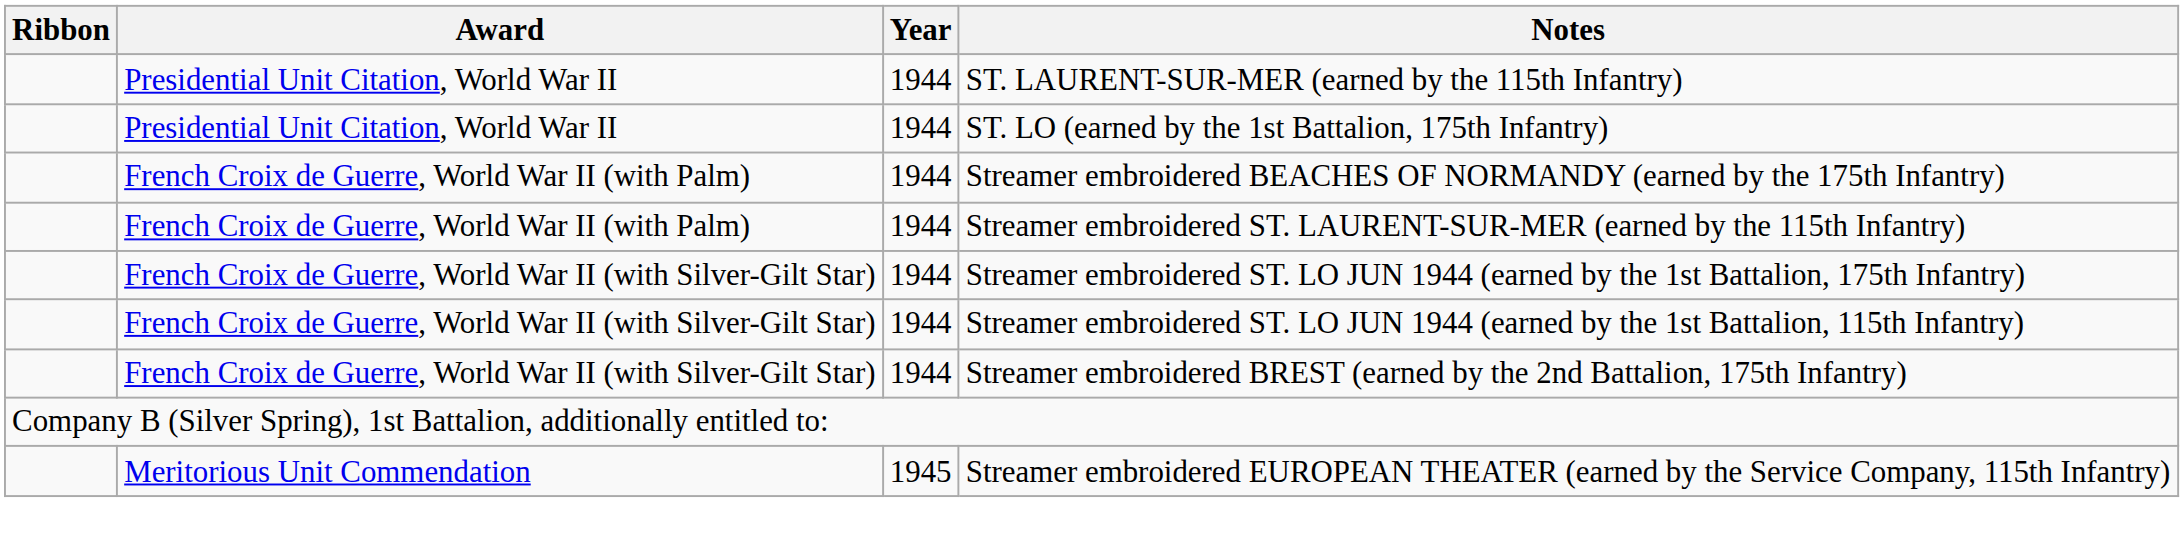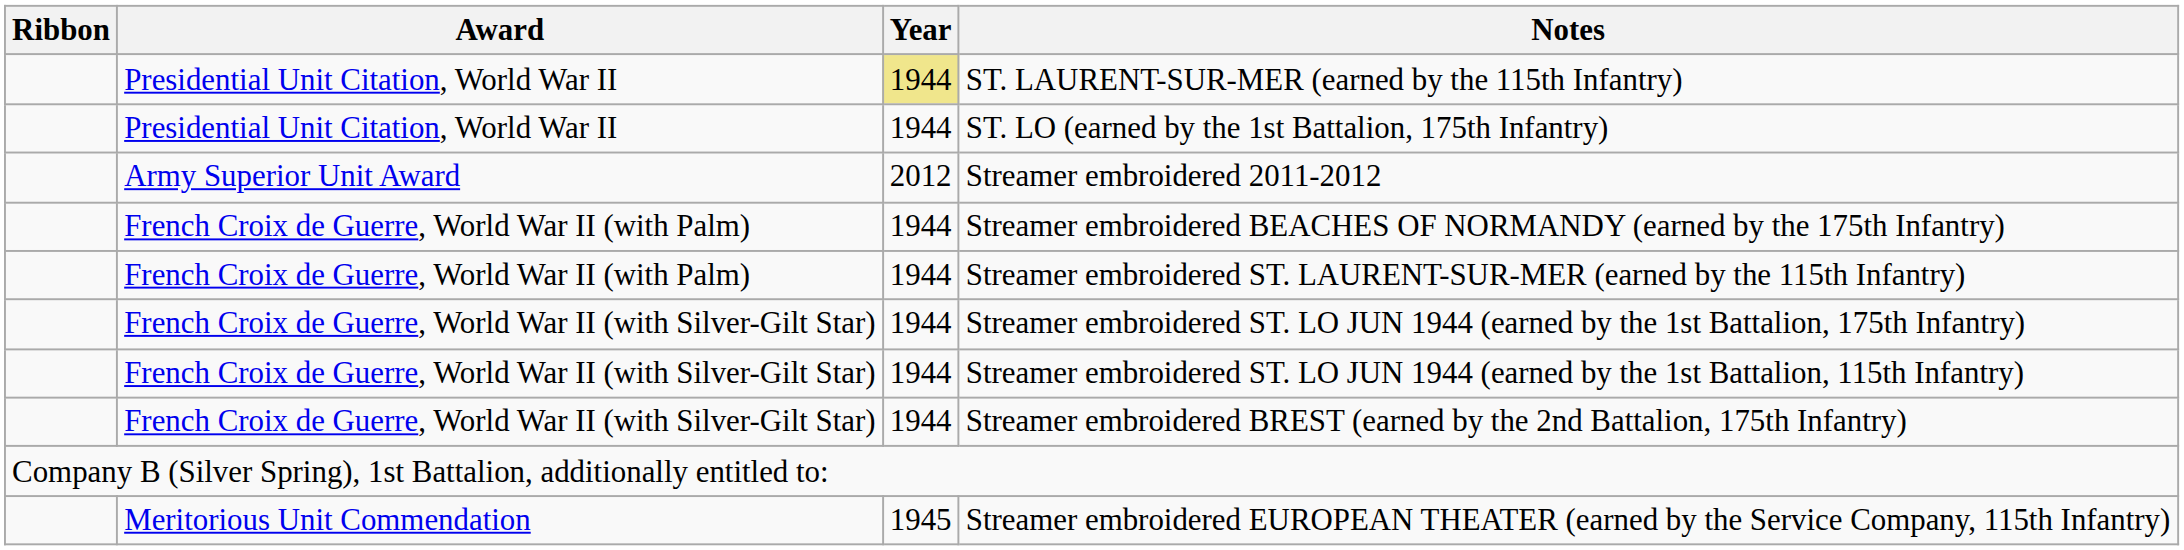(921, 78) no background -> (921, 78) khaki background
+ row: (1174, 176)
